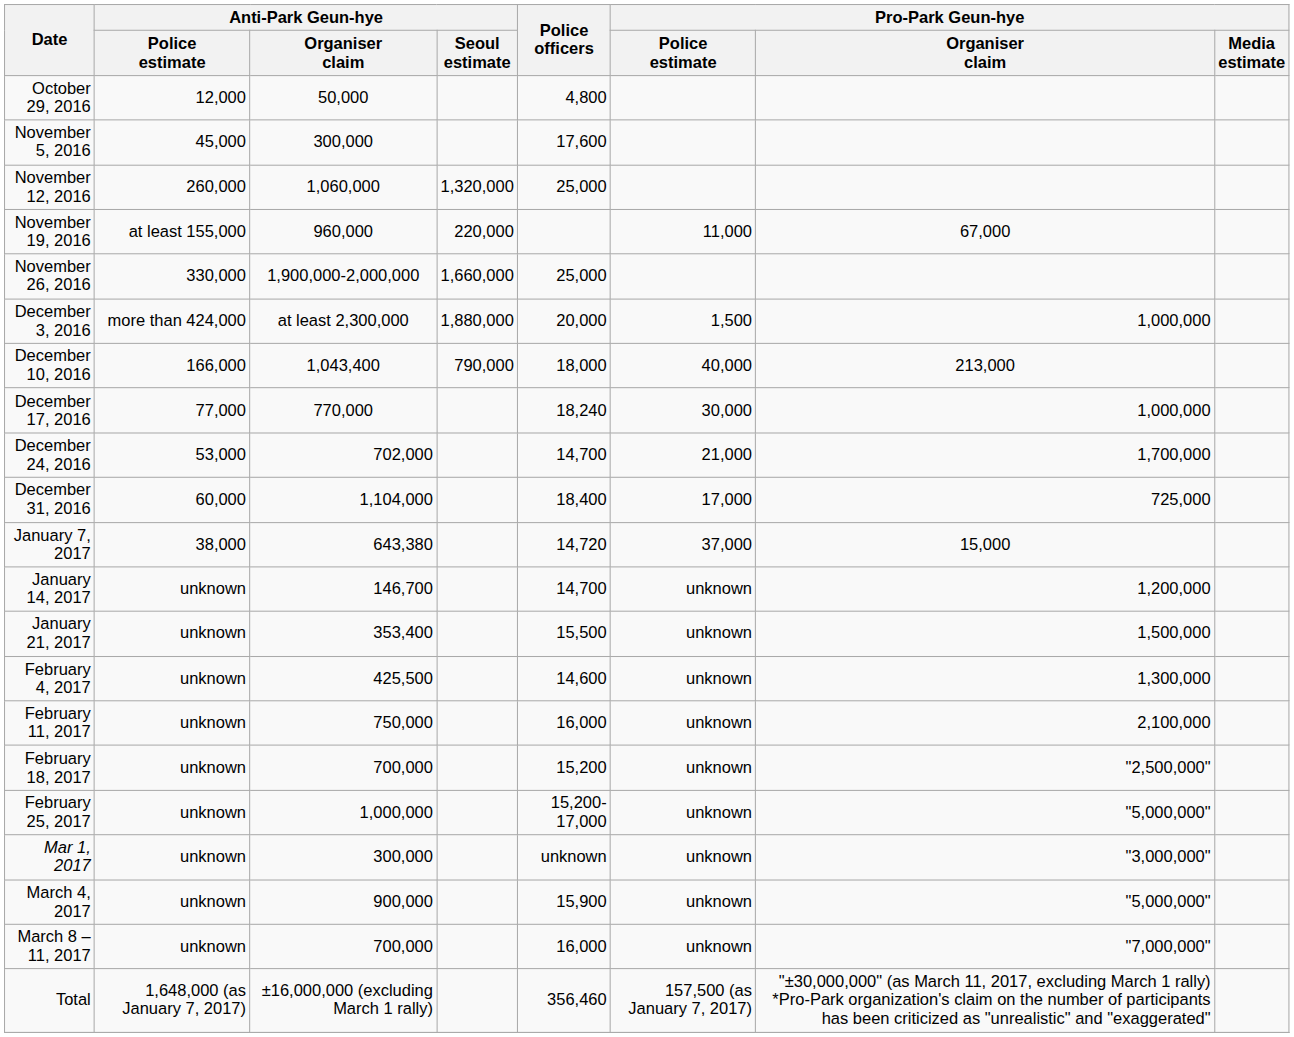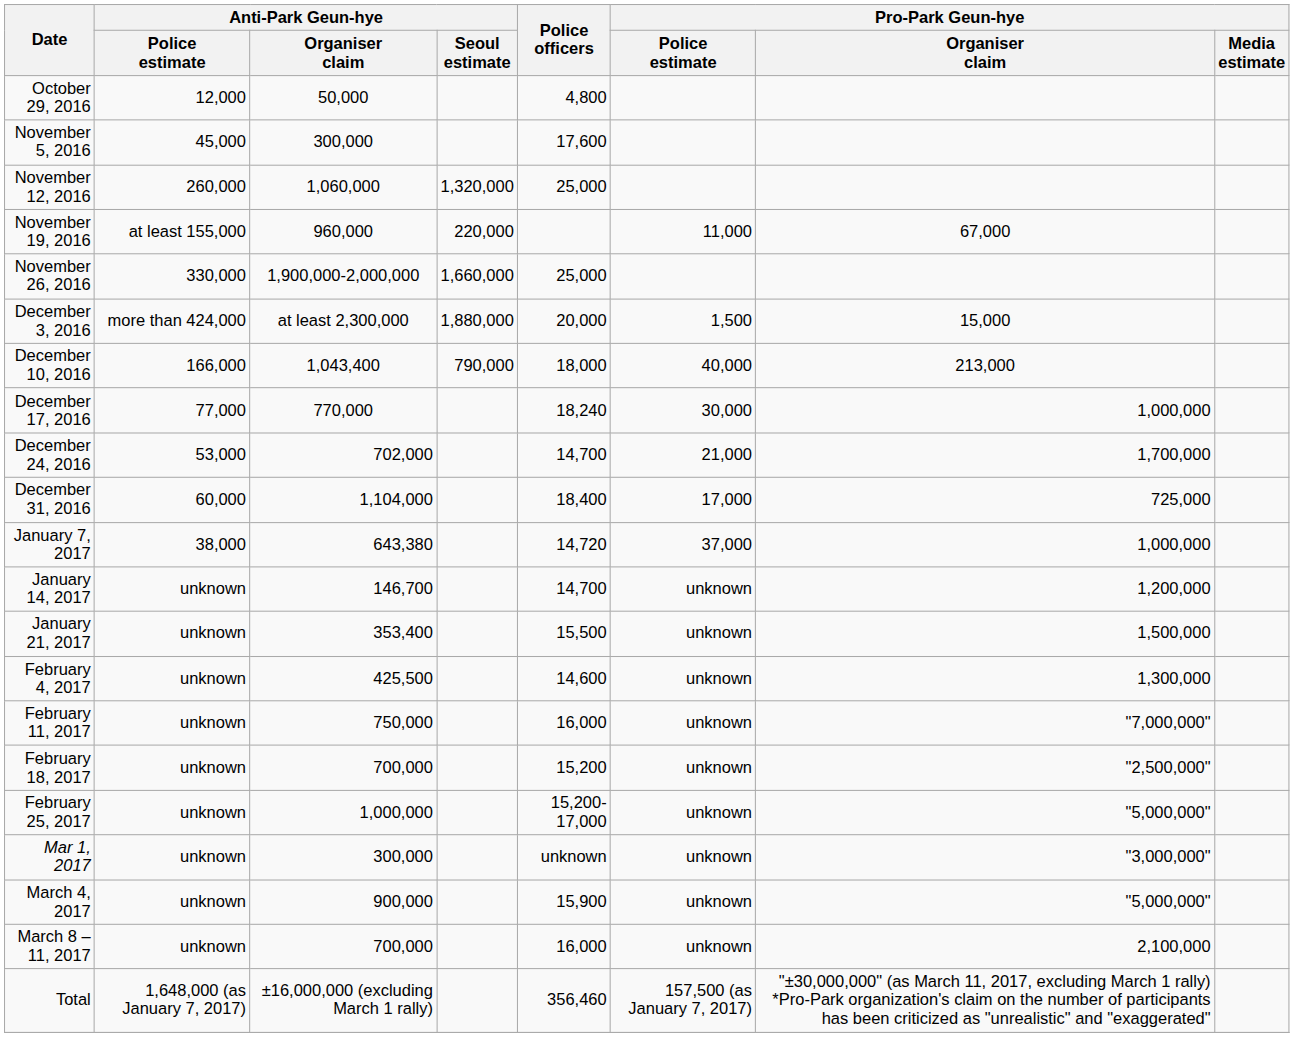(1174, 321) 1,000,000 -> (985, 321) 15,000
(985, 544) 15,000 -> (1174, 544) 1,000,000
(1174, 723) 2,100,000 -> (1168, 723) "7,000,000"
(1168, 946) "7,000,000" -> (1174, 946) 2,100,000
